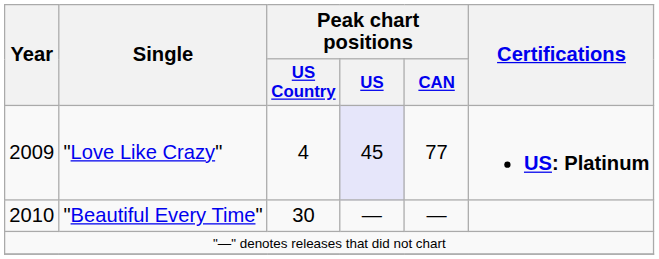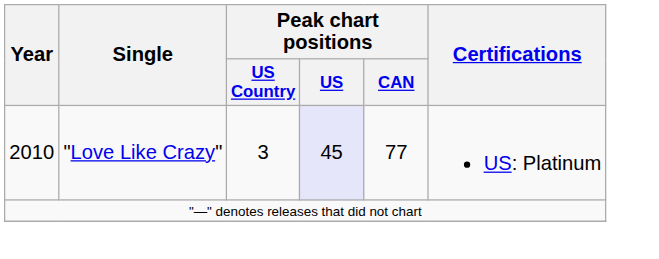(32, 152) 2009 -> (32, 152) 2010
(303, 152) 4 -> (263, 152) 3
(562, 164) bold -> (517, 164) normal
- row: (163, 215)
